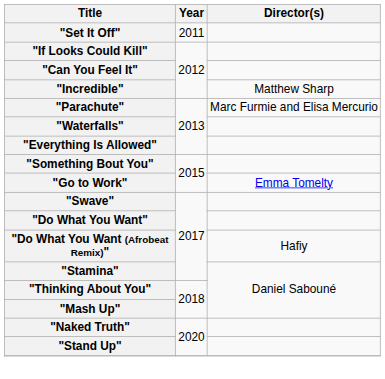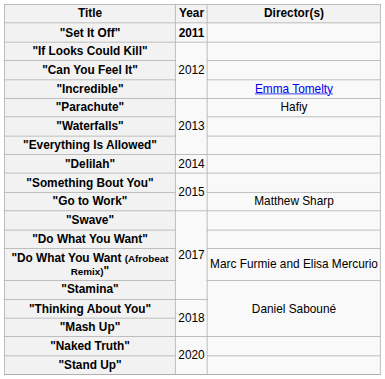(191, 32) normal -> (191, 32) bold
(294, 88) Matthew Sharp -> (294, 88) Emma Tomelty
(294, 107) Marc Furmie and Elisa Mercurio -> (294, 107) Hafiy
+ row: (90, 164)
(294, 182) Emma Tomelty -> (294, 201) Matthew Sharp
(294, 245) Hafiy -> (294, 264) Marc Furmie and Elisa Mercurio
